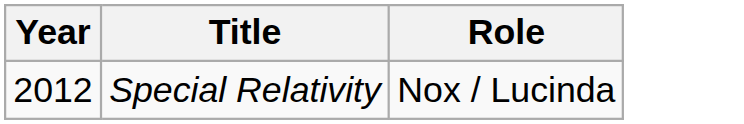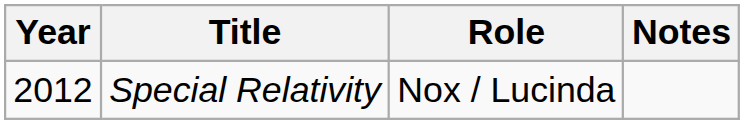+ column: (681, 32)
